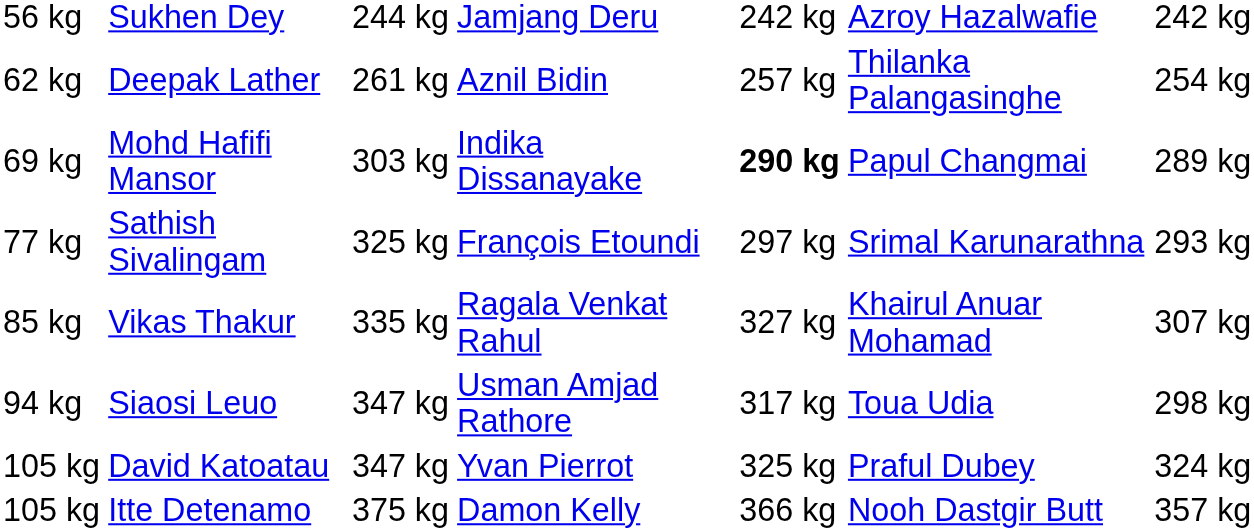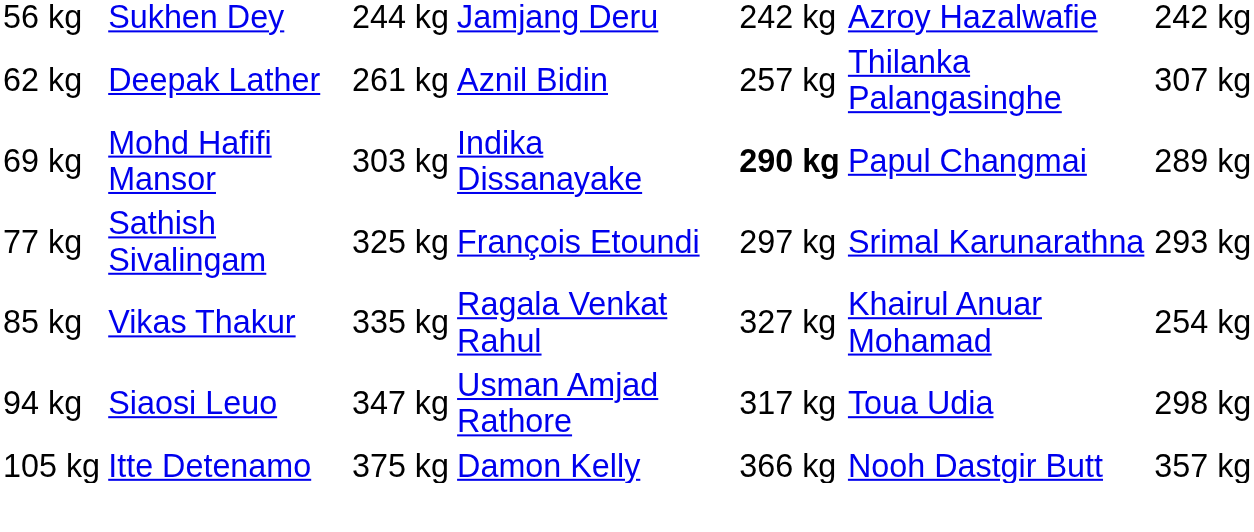(1203, 80) 254 kg -> (1203, 80) 307 kg
(1203, 322) 307 kg -> (1203, 322) 254 kg
- row: (219, 466)
